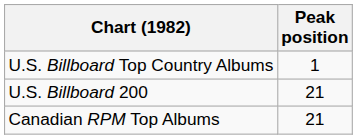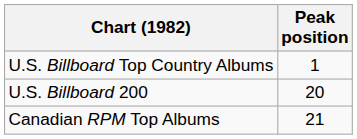(315, 92) 21 -> (315, 92) 20
